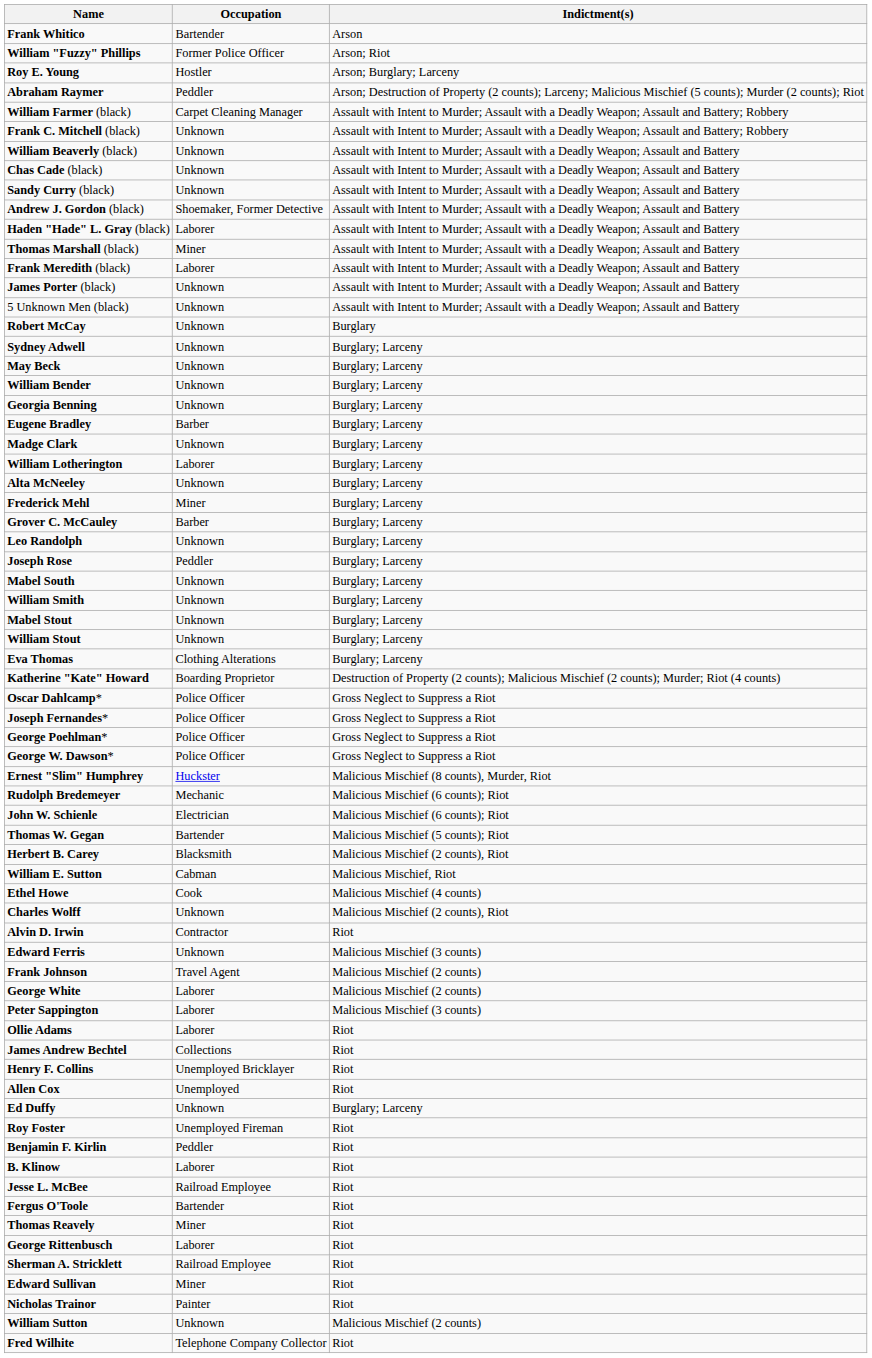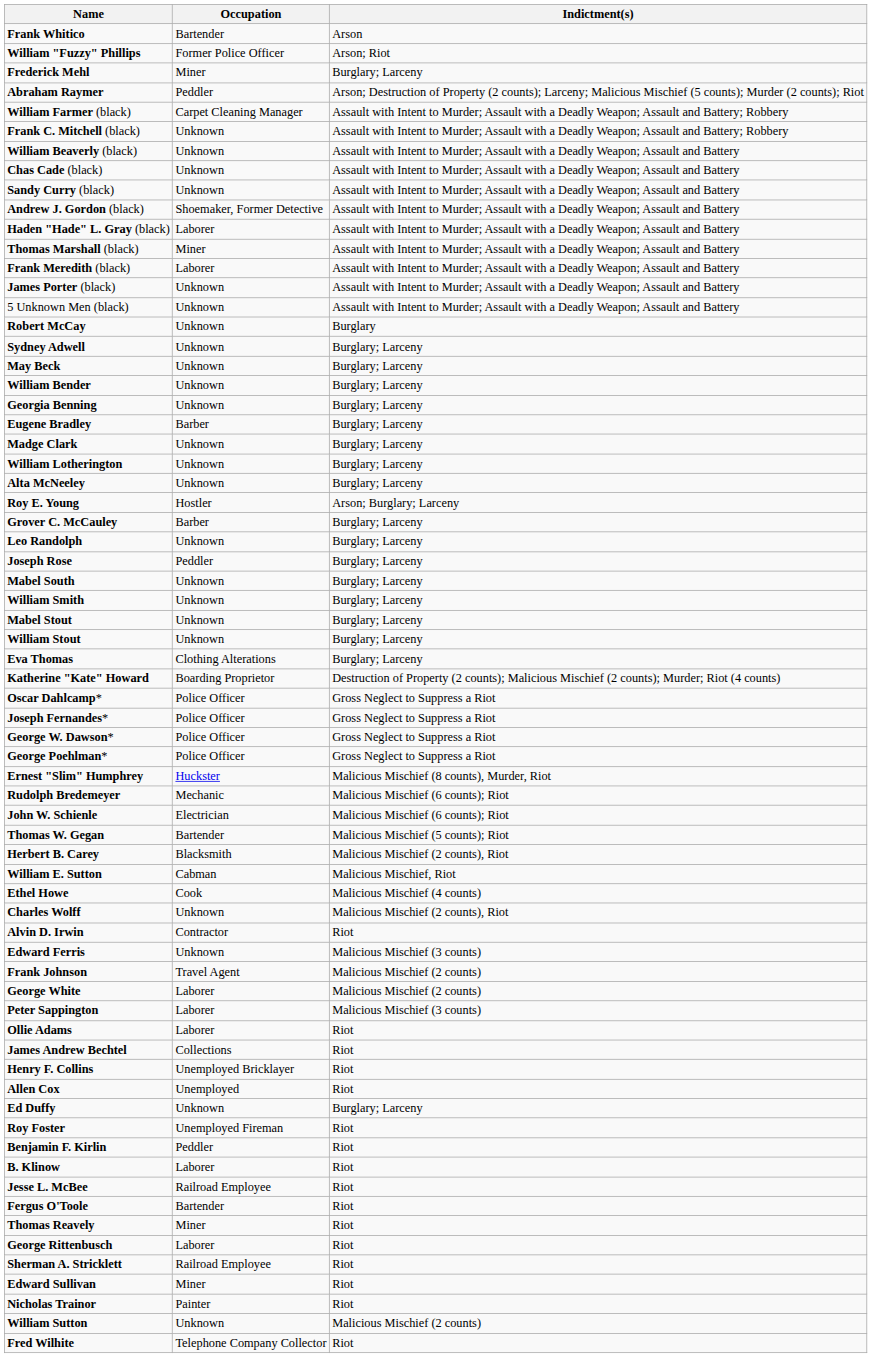rows swapped: (43, 72) <-> (48, 502)
(195, 463) Laborer -> (200, 463) Unknown
rows swapped: (57, 737) <-> (60, 756)
